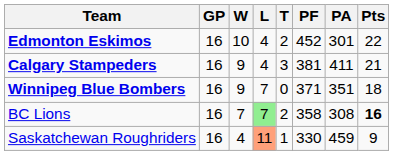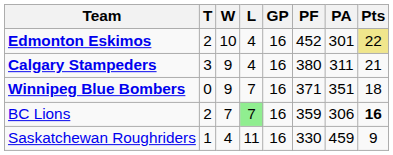columns swapped: (214, 16) <-> (284, 16)
(373, 41) no background -> (373, 41) khaki background
(309, 65) 381 -> (309, 65) 380
(341, 65) 411 -> (341, 65) 311
(309, 114) 358 -> (309, 114) 359
(341, 114) 308 -> (341, 114) 306
(264, 138) lightsalmon background -> (252, 138) no background
